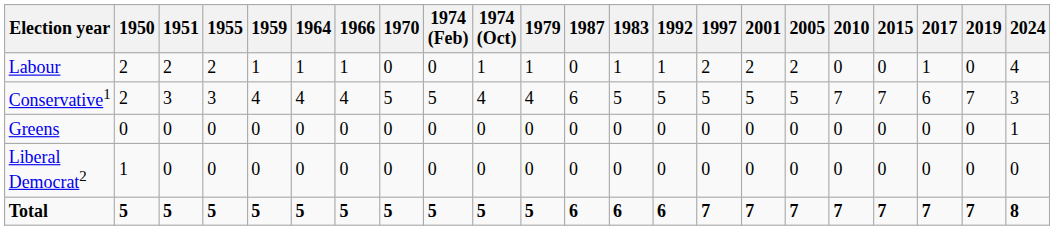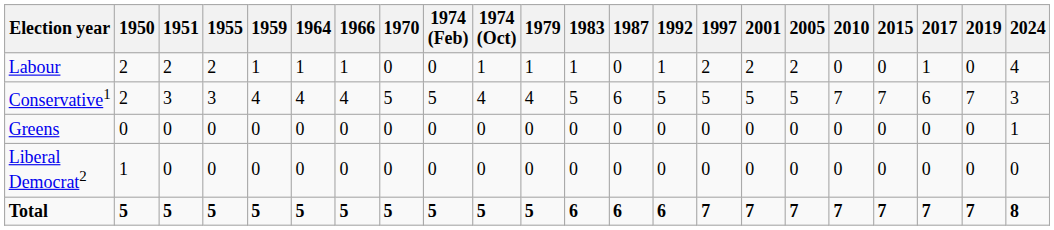columns swapped: (631, 28) <-> (587, 28)
